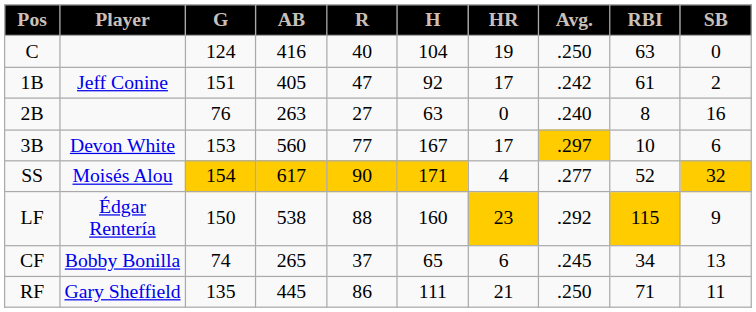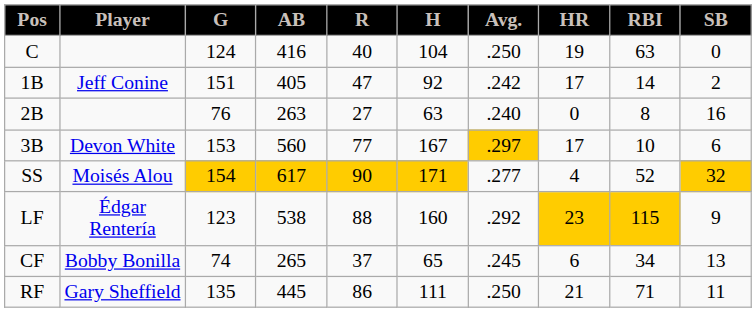columns swapped: (574, 20) <-> (504, 20)
(645, 82) 61 -> (645, 82) 14
(221, 218) 150 -> (221, 218) 123
